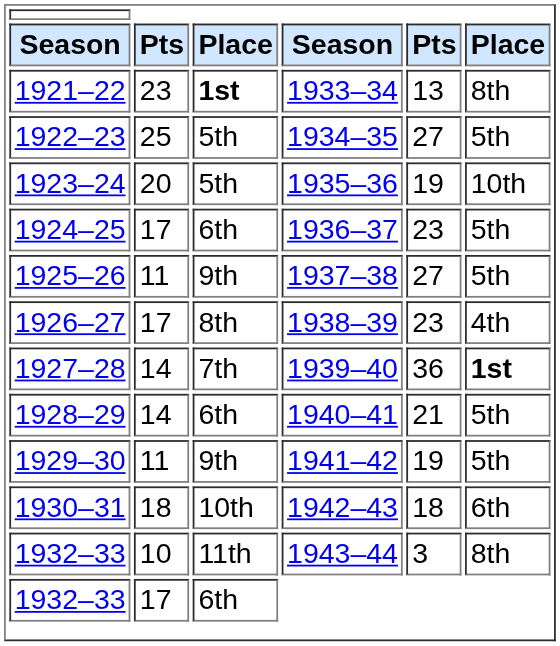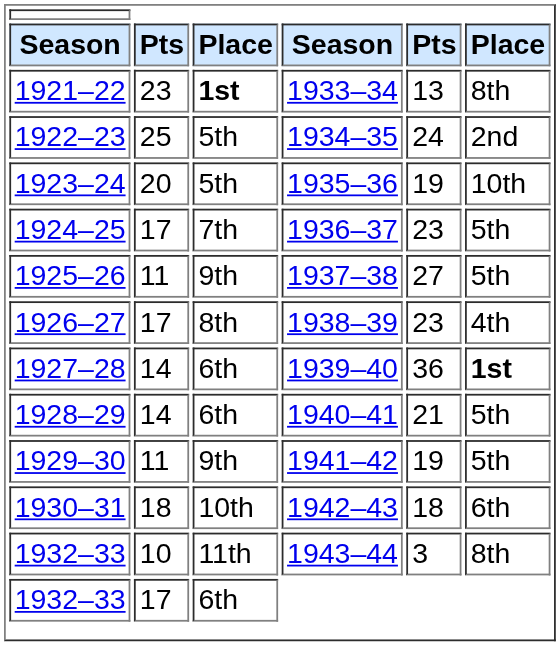(428, 137) 27 -> (428, 137) 24
(491, 137) 5th -> (495, 137) 2nd
(218, 229) 6th -> (218, 229) 7th
(218, 368) 7th -> (218, 368) 6th
